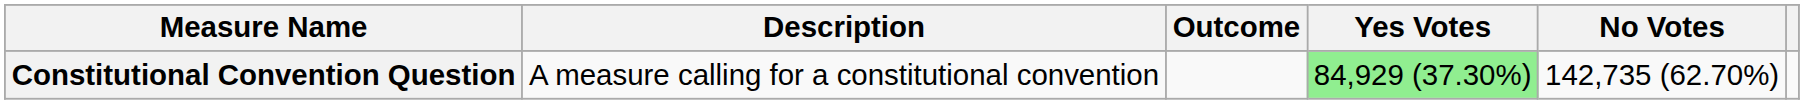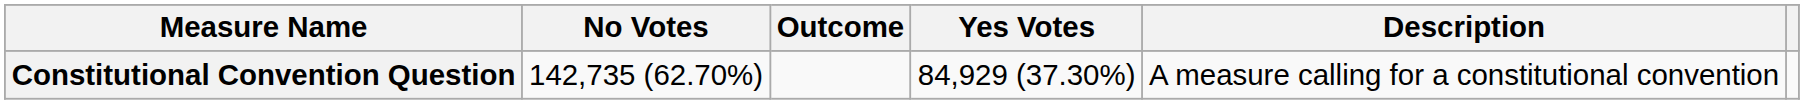columns swapped: (844, 27) <-> (1662, 27)
(1423, 74) lightgreen background -> (1027, 74) no background
